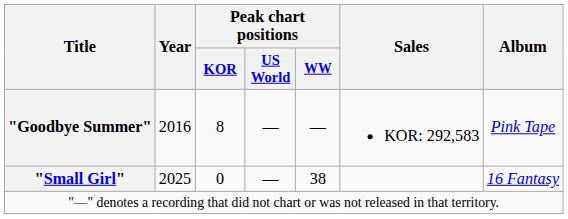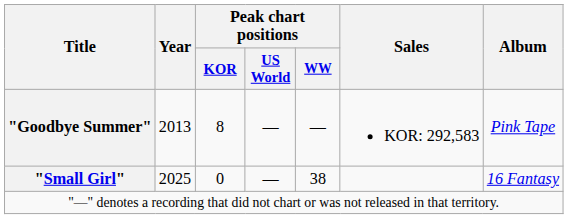(175, 127) 2016 -> (175, 127) 2013
